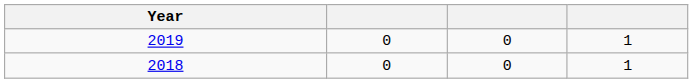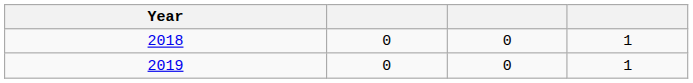rows swapped: (166, 65) <-> (166, 41)
